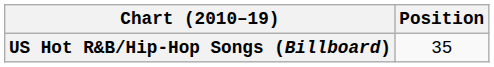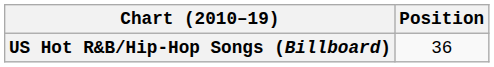(442, 48) 35 -> (442, 48) 36
